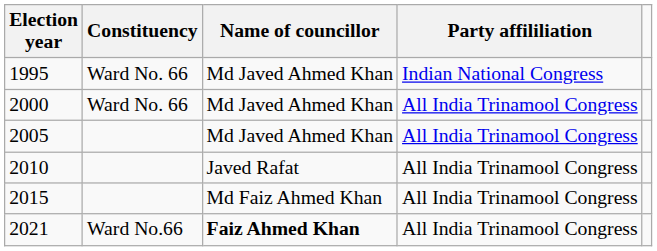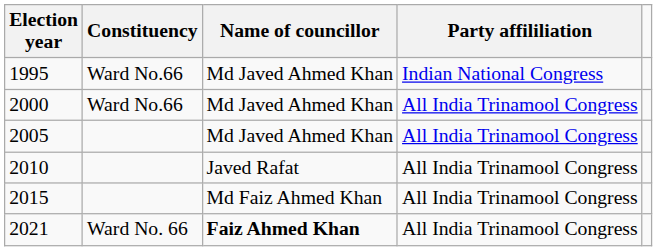(137, 73) Ward No. 66 -> (135, 73) Ward No.66
(137, 104) Ward No. 66 -> (135, 104) Ward No.66
(135, 229) Ward No.66 -> (137, 229) Ward No. 66
